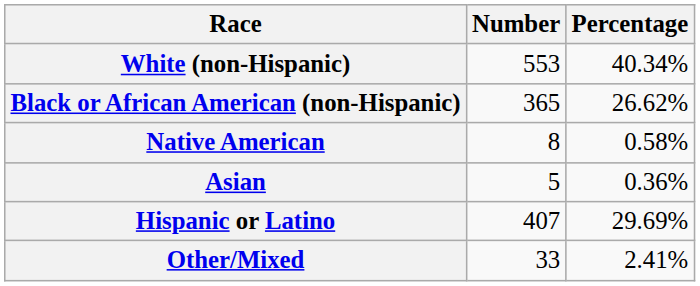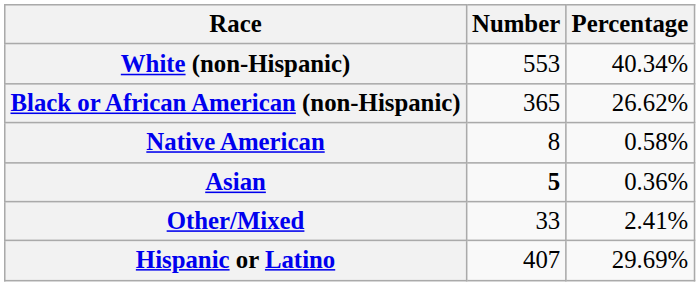(554, 181) normal -> (554, 181) bold
rows swapped: (236, 260) <-> (236, 220)
